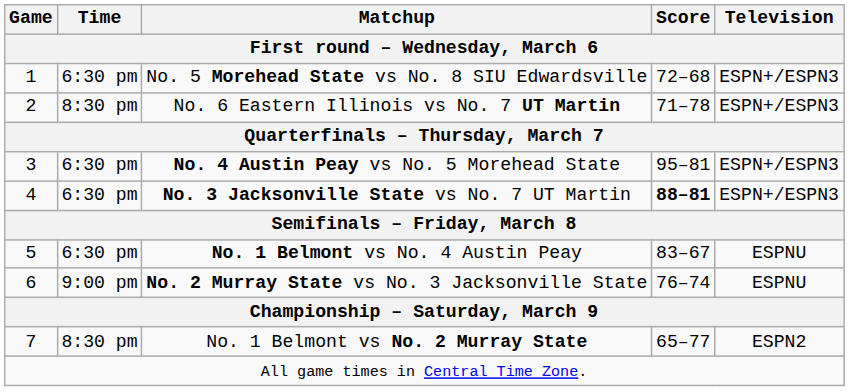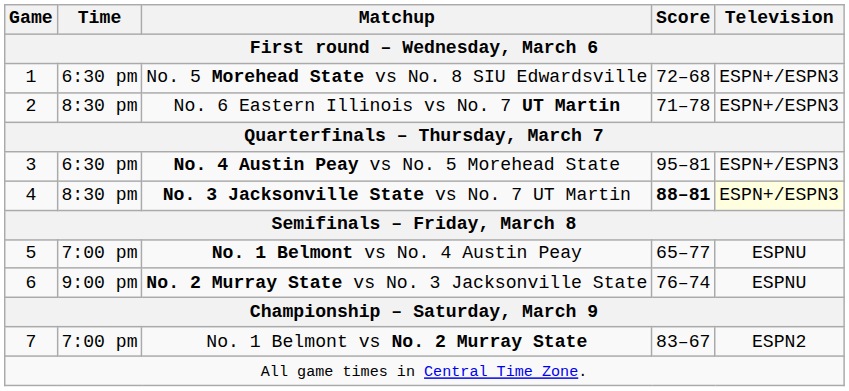(100, 196) 6:30 pm -> (100, 196) 8:30 pm
(779, 196) no background -> (779, 196) lightyellow background
(100, 254) 6:30 pm -> (100, 254) 7:00 pm
(683, 254) 83–67 -> (683, 254) 65–77
(100, 342) 8:30 pm -> (100, 342) 7:00 pm
(683, 342) 65–77 -> (683, 342) 83–67
